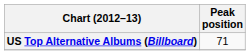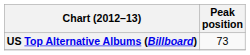(222, 41) 71 -> (222, 41) 73
